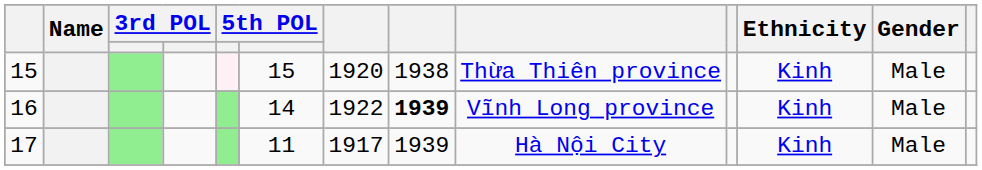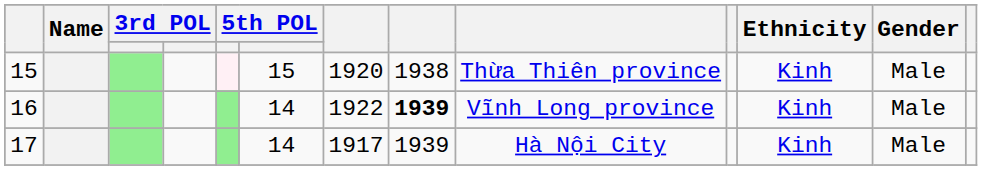(281, 146) 11 -> (281, 146) 14
